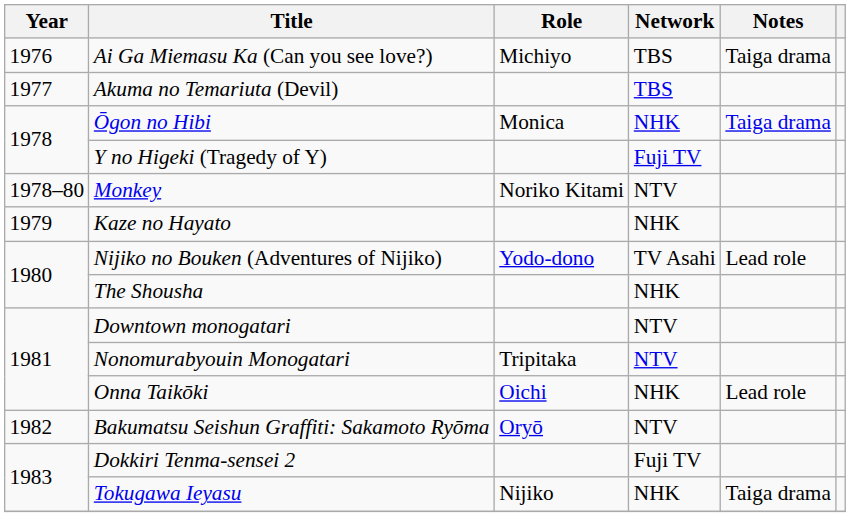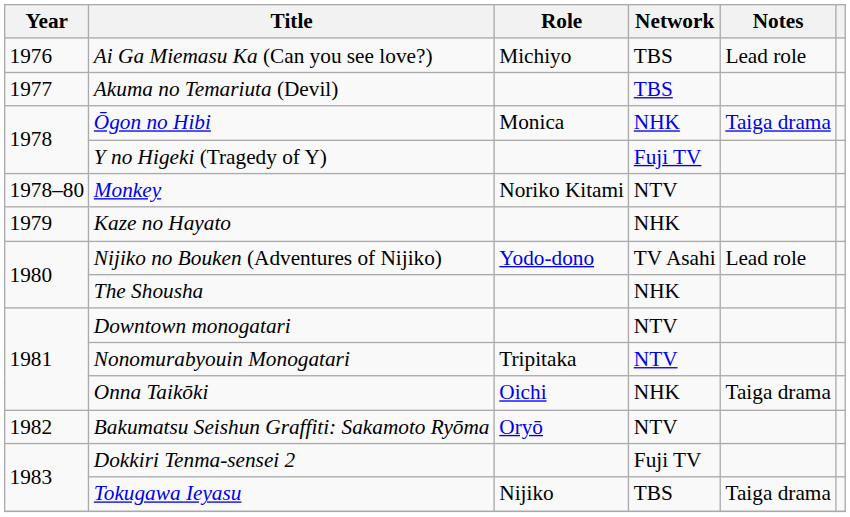(778, 55) Taiga drama -> (766, 55) Lead role
(766, 392) Lead role -> (778, 392) Taiga drama
(657, 493) NHK -> (653, 493) TBS
